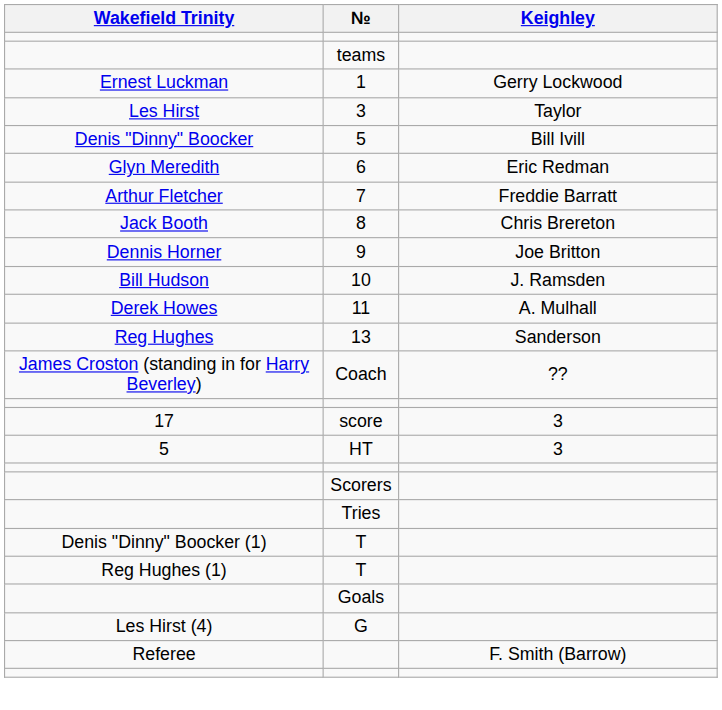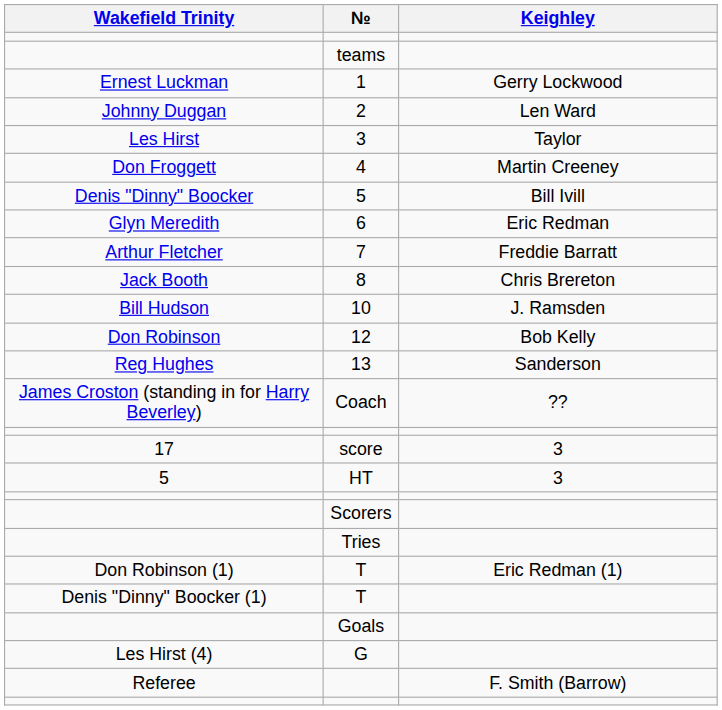+ row: (164, 111)
+ row: (164, 167)
- row: (164, 252)
- row: (164, 308)
+ row: (164, 336)
+ row: (164, 570)
- row: (164, 570)
